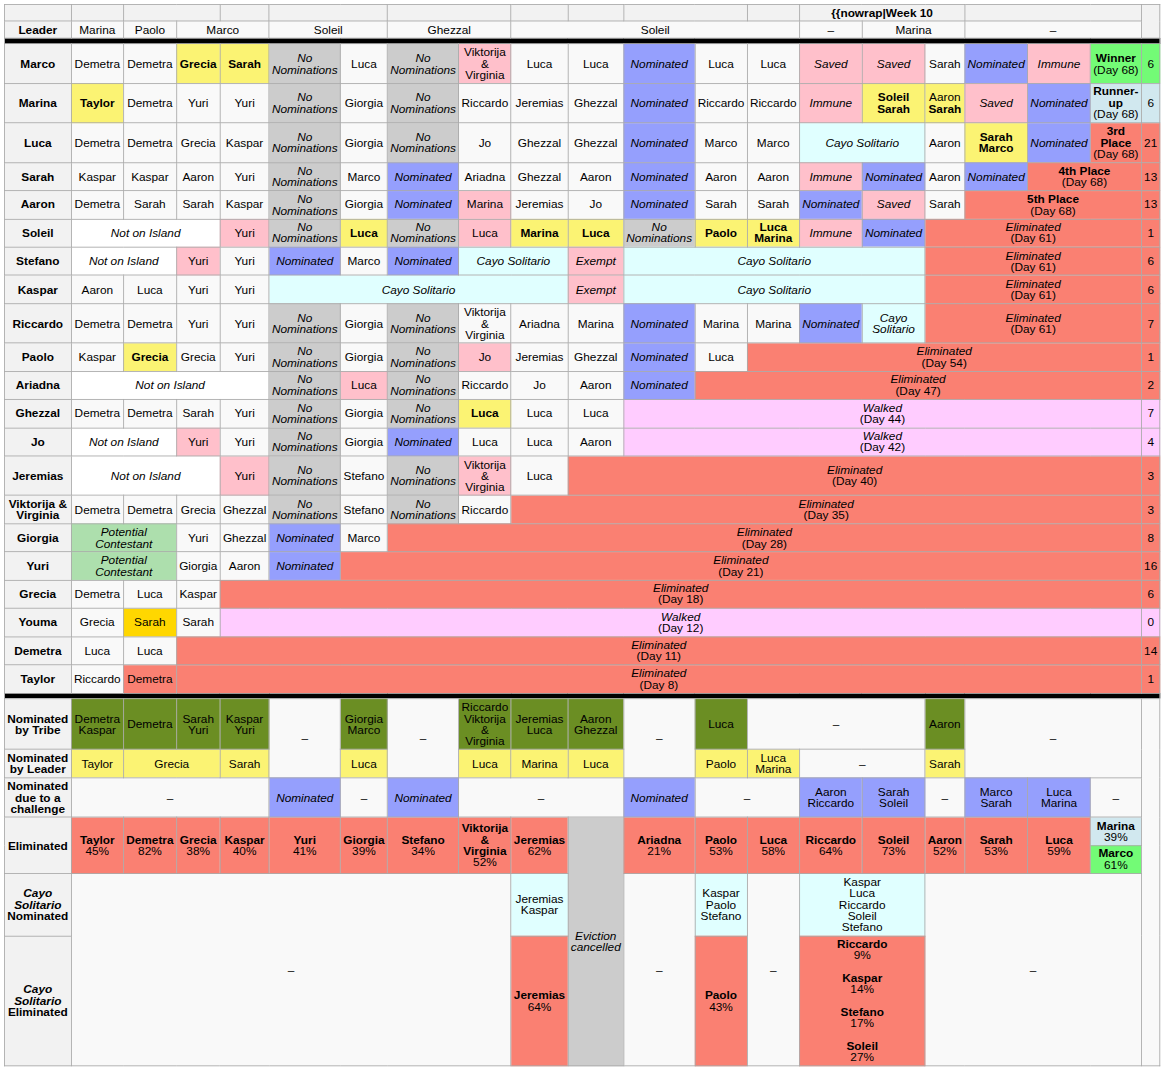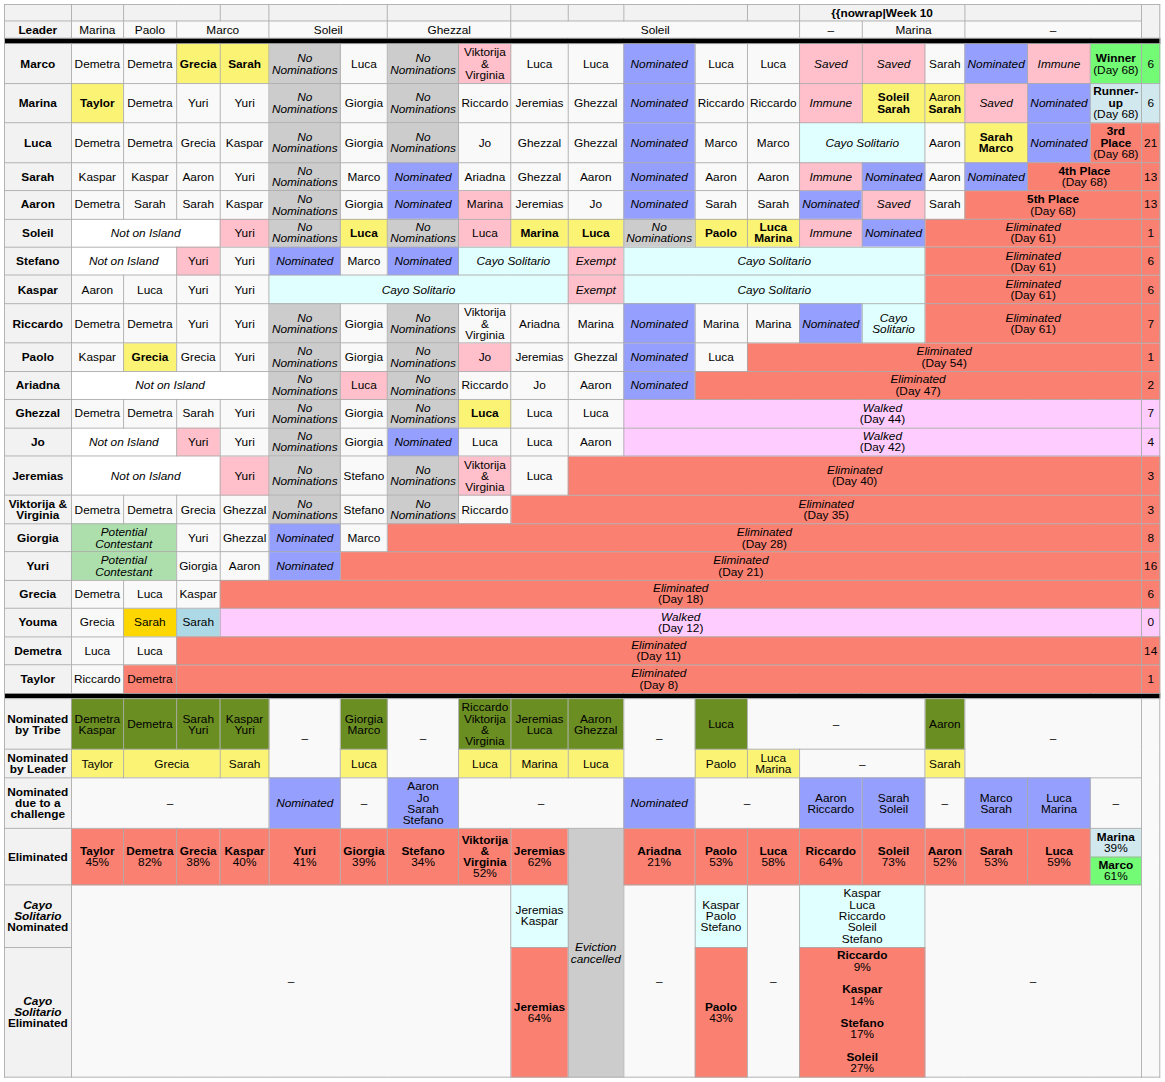(198, 622) no background -> (198, 622) lightblue background
(423, 797) Nominated -> (423, 803) Aaron Jo Sarah Stefano
